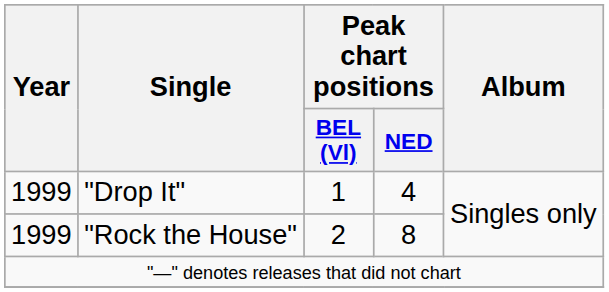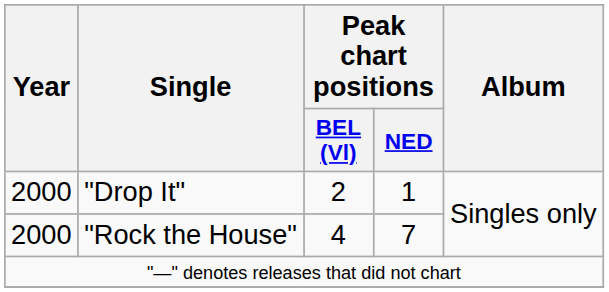(41, 192) 1999 -> (41, 192) 2000
(338, 192) 1 -> (338, 192) 2
(409, 192) 4 -> (409, 192) 1
(41, 235) 1999 -> (41, 235) 2000
(338, 235) 2 -> (338, 235) 4
(409, 235) 8 -> (409, 235) 7
